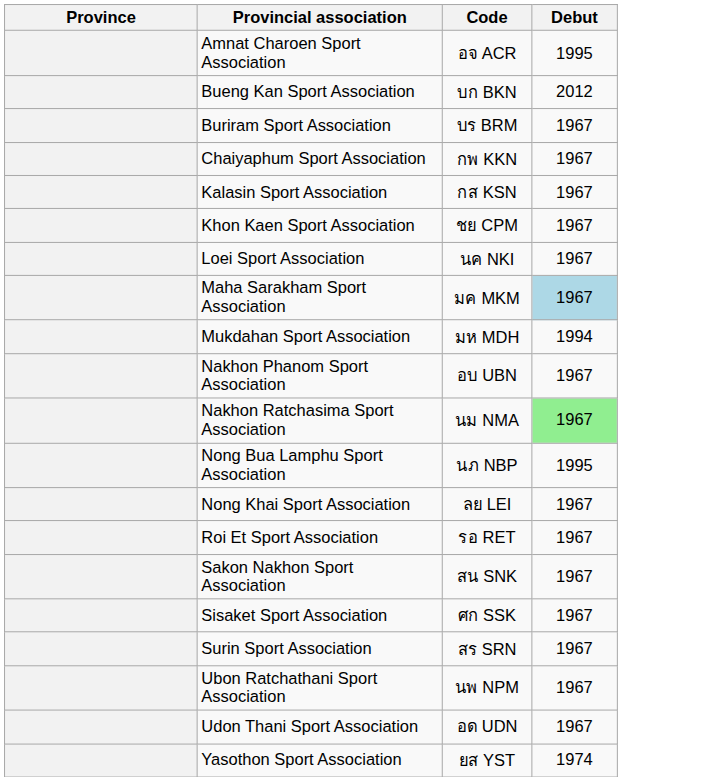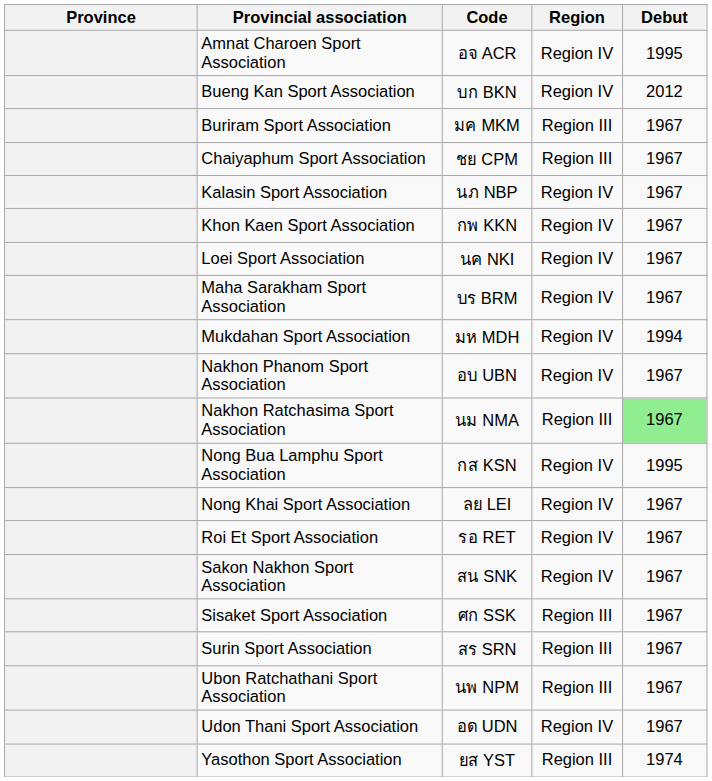+ column: (577, 17)
(487, 125) บร BRM -> (487, 125) มค MKM
(487, 159) กพ KKN -> (487, 159) ชย CPM
(487, 192) กส KSN -> (487, 192) นภ NBP
(487, 225) ชย CPM -> (487, 225) กพ KKN
(487, 298) มค MKM -> (487, 298) บร BRM
(574, 297) lightblue background -> (664, 297) no background
(487, 465) นภ NBP -> (487, 465) กส KSN
